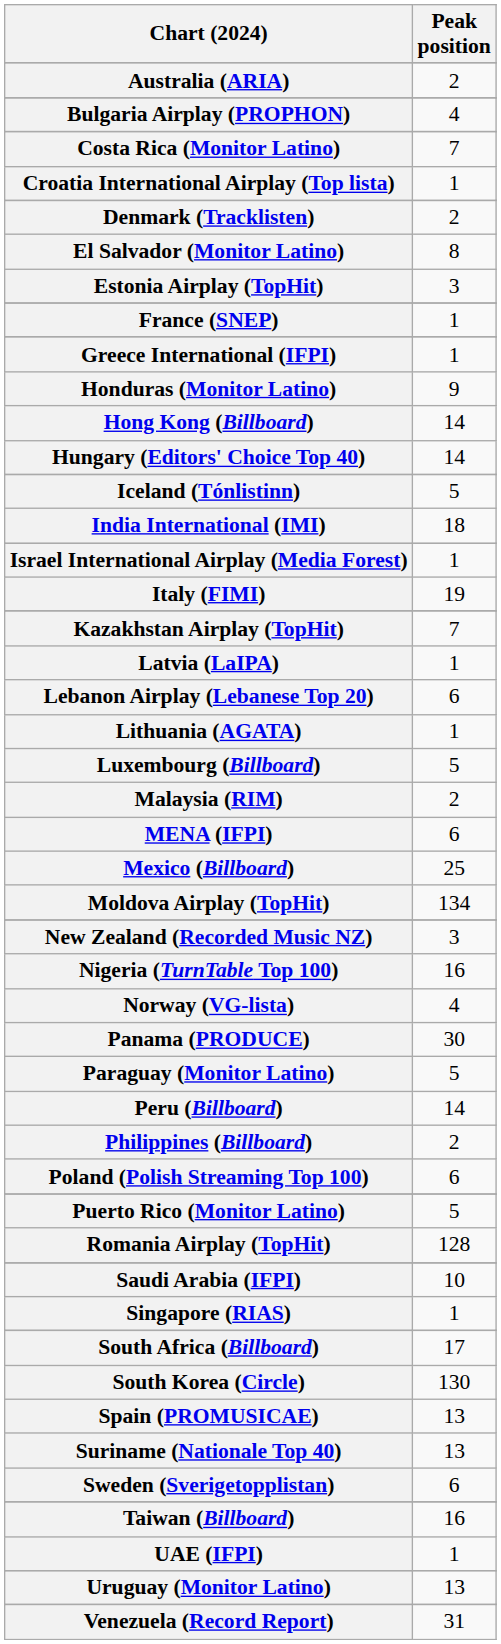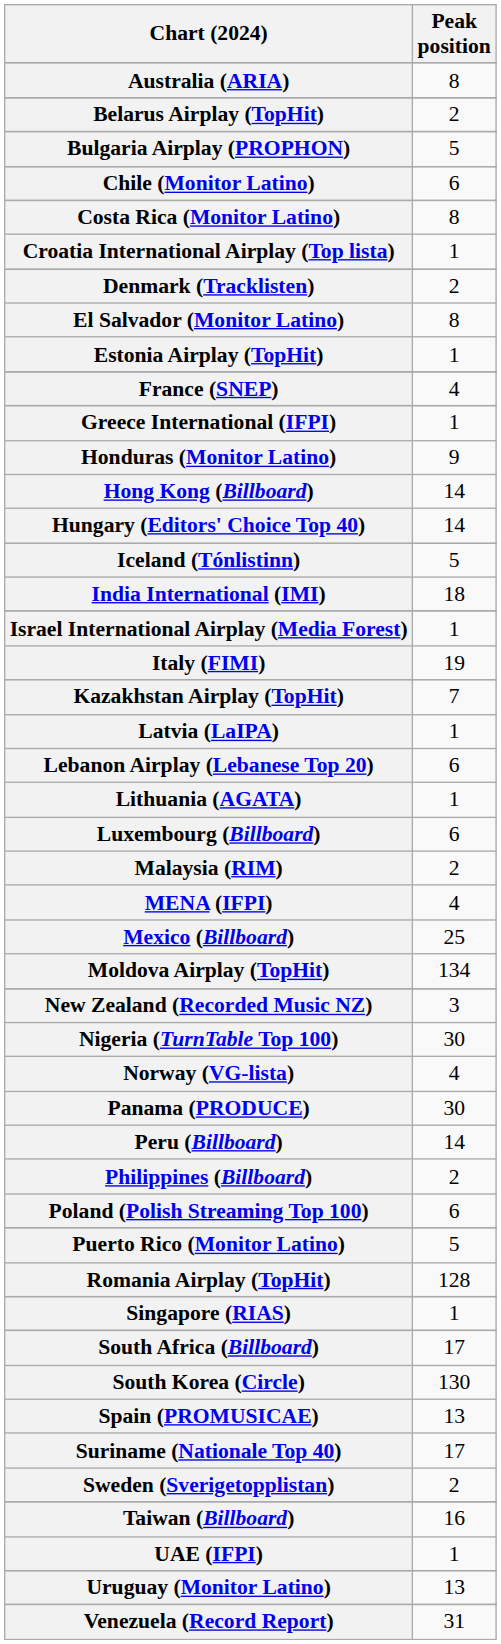(454, 80) 2 -> (454, 80) 8
+ row: (209, 114)
(454, 114) 4 -> (454, 148) 5
+ row: (209, 182)
(454, 148) 7 -> (454, 217) 8
(454, 285) 3 -> (454, 354) 1
(454, 319) 1 -> (454, 388) 4
(454, 765) 5 -> (454, 833) 6
(454, 833) 6 -> (454, 902) 4
(454, 970) 16 -> (454, 1039) 30
- row: (209, 1073)
- row: (209, 1279)
(454, 1450) 13 -> (454, 1450) 17
(454, 1484) 6 -> (454, 1484) 2
